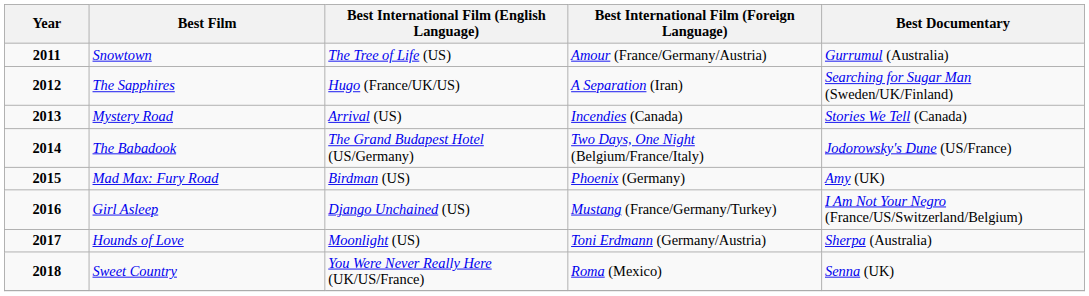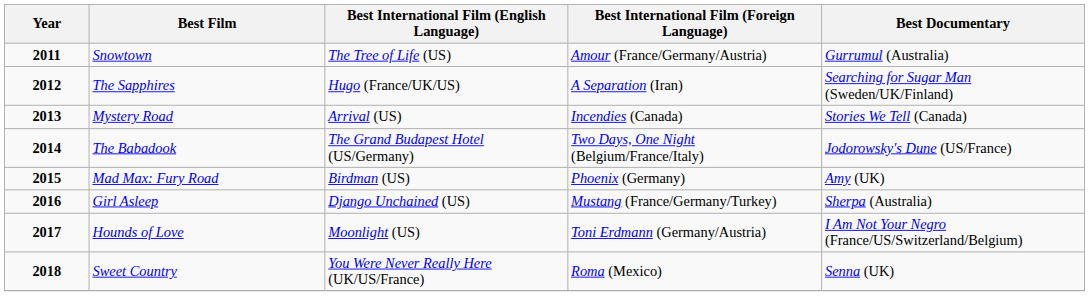(924, 209) I Am Not Your Negro (France/US/Switzerland/Belgium) -> (878, 201) Sherpa (Australia)
(878, 240) Sherpa (Australia) -> (924, 232) I Am Not Your Negro (France/US/Switzerland/Belgium)
